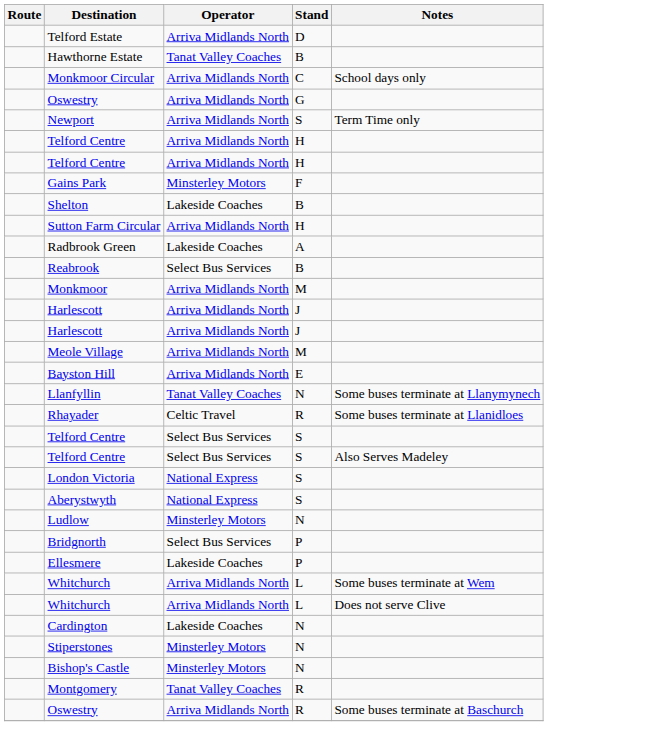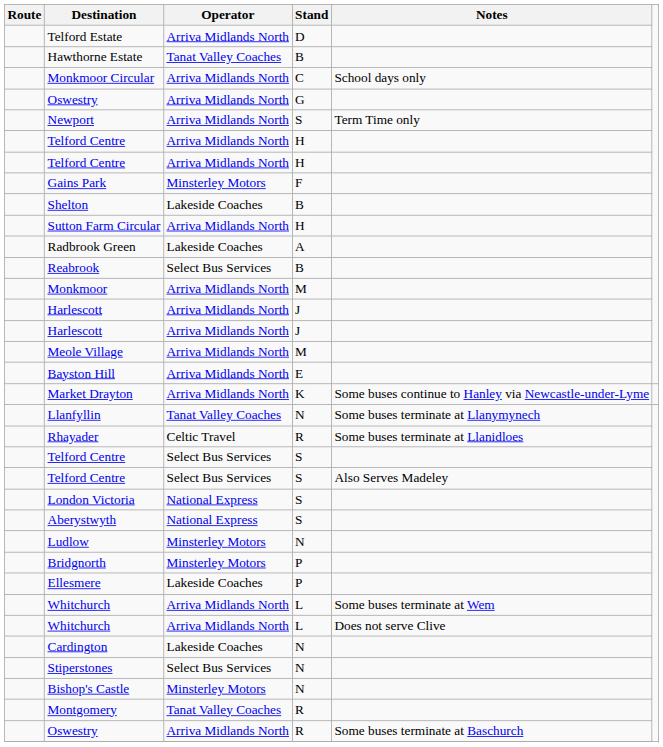+ row: (90, 394)
(219, 541) Select Bus Services -> (216, 562) Minsterley Motors
(216, 646) Minsterley Motors -> (219, 667) Select Bus Services
